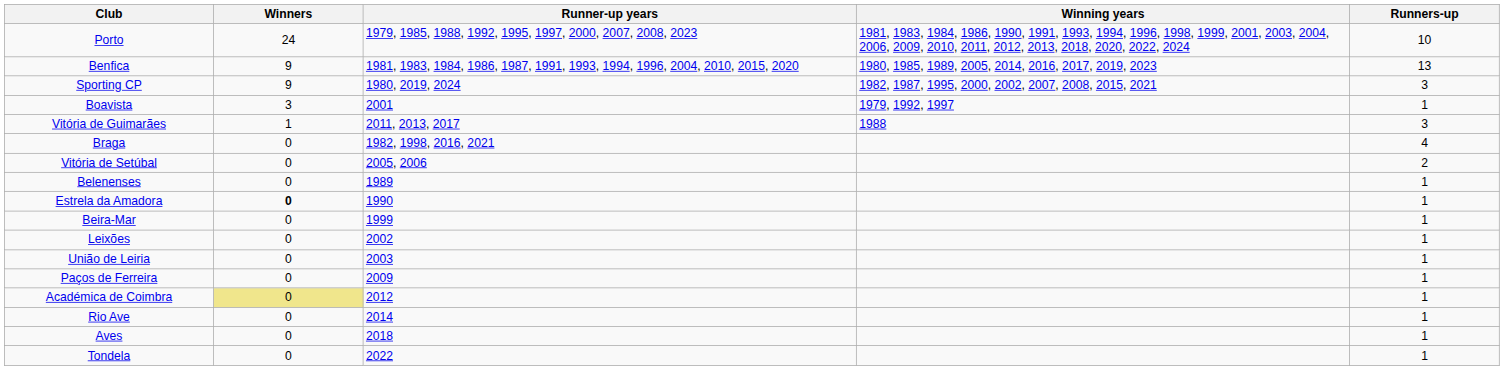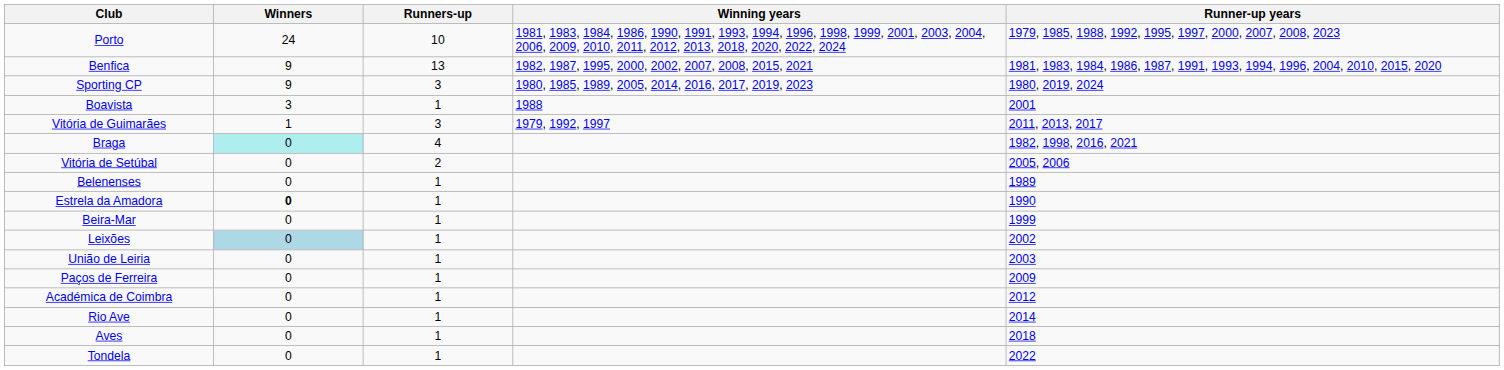columns swapped: (1425, 14) <-> (610, 14)
(1008, 66) 1980, 1985, 1989, 2005, 2014, 2016, 2017, 2019, 2023 -> (664, 66) 1982, 1987, 1995, 2000, 2002, 2007, 2008, 2015, 2021
(1008, 85) 1982, 1987, 1995, 2000, 2002, 2007, 2008, 2015, 2021 -> (664, 85) 1980, 1985, 1989, 2005, 2014, 2016, 2017, 2019, 2023
(907, 104) 1979, 1992, 1997 -> (529, 104) 1988
(873, 124) 1988 -> (563, 124) 1979, 1992, 1997
(288, 143) no background -> (288, 143) paleturquoise background
(288, 239) no background -> (288, 239) lightblue background
(288, 297) khaki background -> (288, 297) no background
